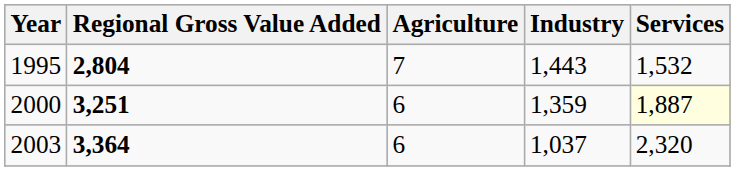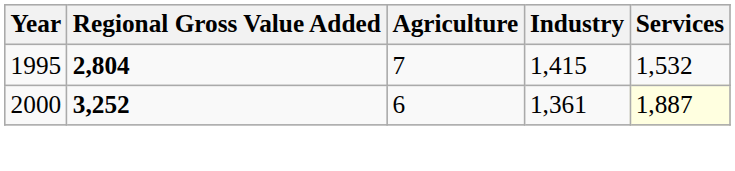(558, 64) 1,443 -> (558, 64) 1,415
(101, 104) 3,251 -> (101, 104) 3,252
(558, 104) 1,359 -> (558, 104) 1,361
- row: (36, 144)
